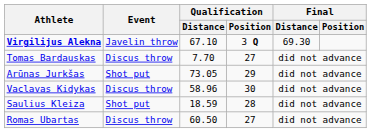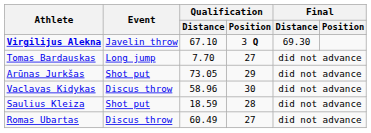(139, 57) Discus throw -> (131, 57) Long jump
(203, 120) 60.50 -> (203, 120) 60.49
